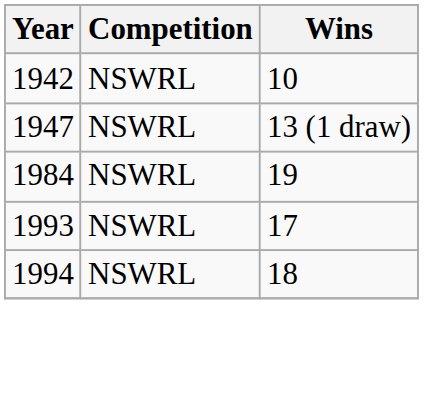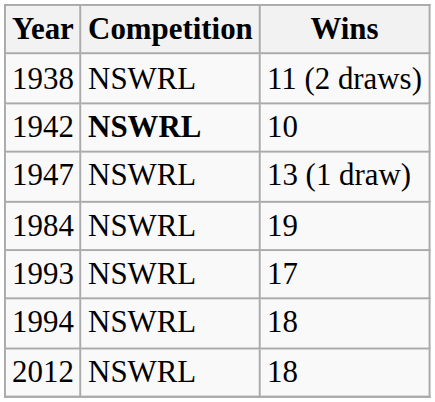+ row: (43, 77)
(142, 77) normal -> (145, 126) bold
+ row: (43, 371)
